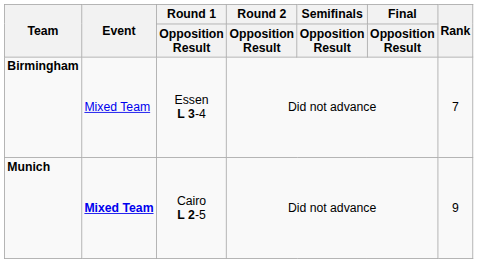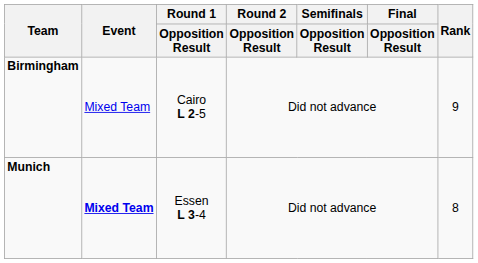(192, 108) Essen L 3-4 -> (192, 108) Cairo L 2-5
(455, 108) 7 -> (455, 108) 9
(192, 208) Cairo L 2-5 -> (192, 208) Essen L 3-4
(455, 208) 9 -> (455, 208) 8
